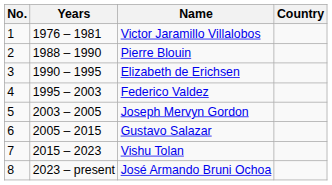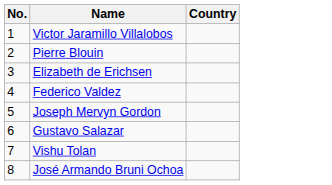- column: (74, 14)
